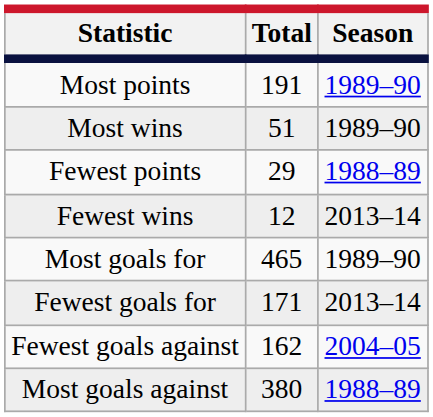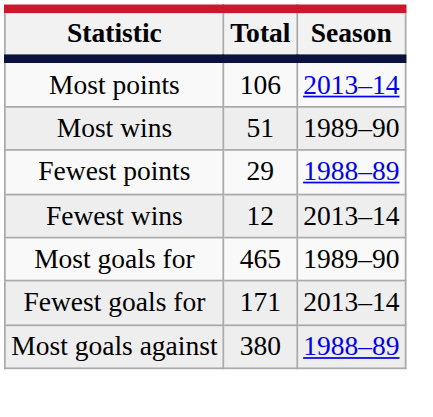(282, 84) 191 -> (260, 84) 106
(373, 84) 1989–90 -> (351, 84) 2013–14
- row: (125, 346)
